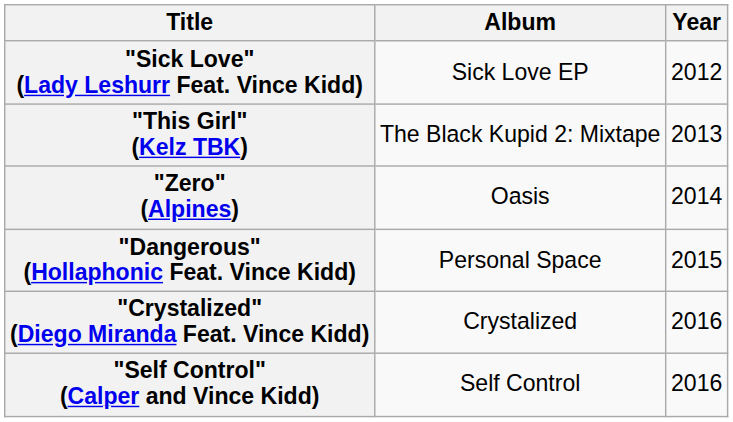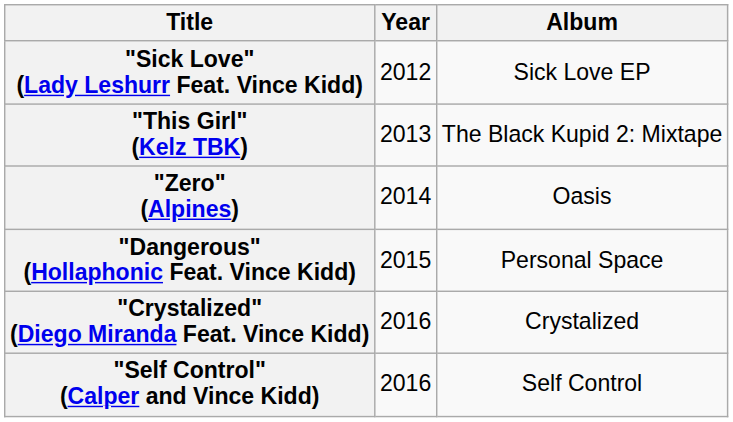columns swapped: (697, 22) <-> (520, 22)
